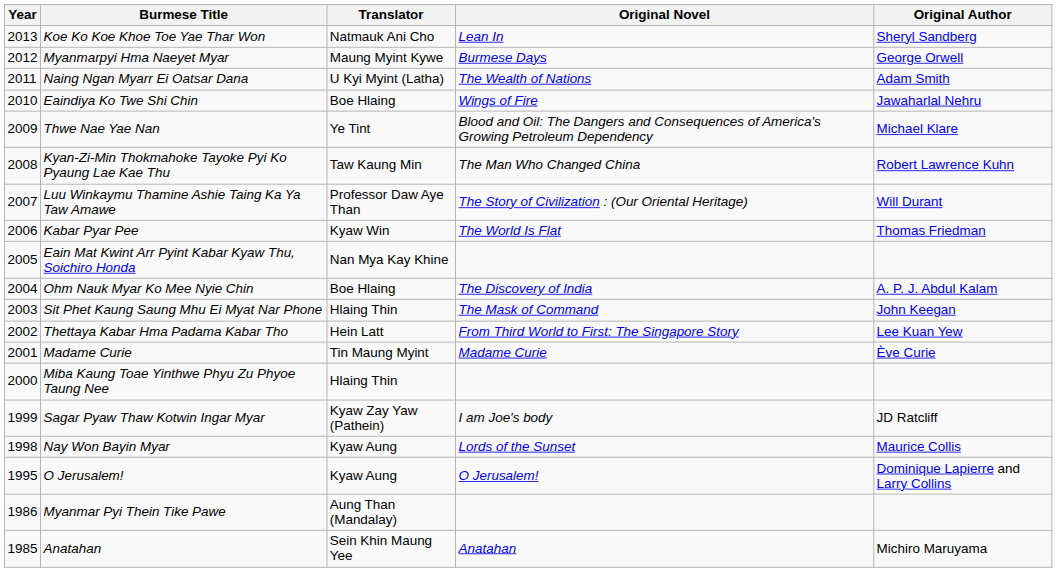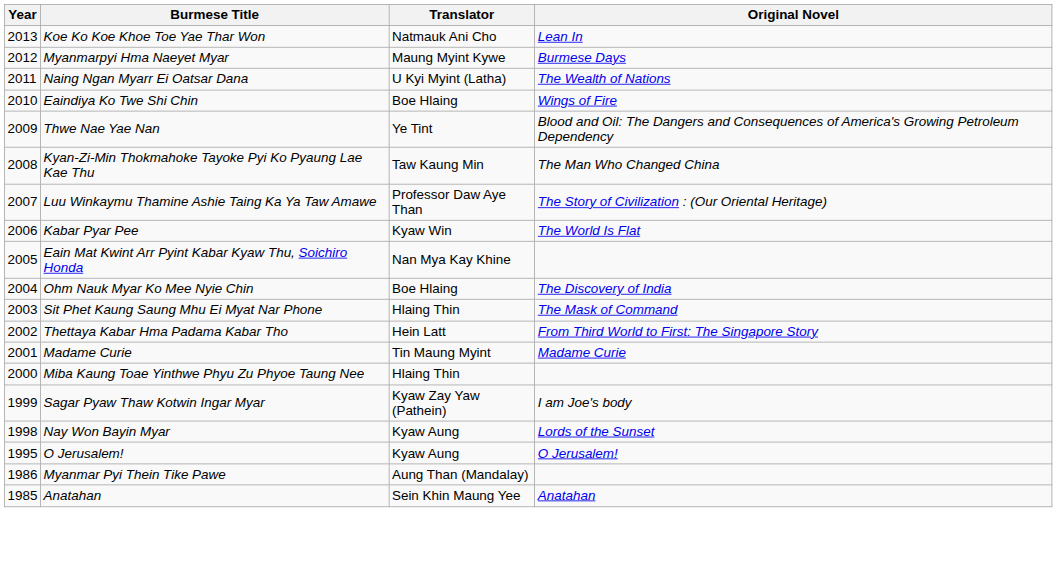- column: (963, 15)
